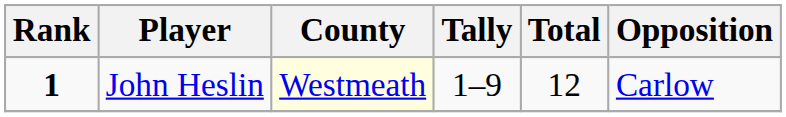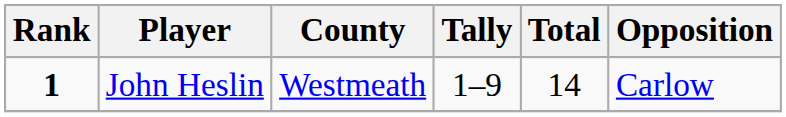(353, 83) lightyellow background -> (353, 83) no background
(564, 83) 12 -> (564, 83) 14
